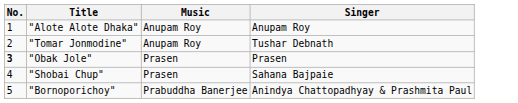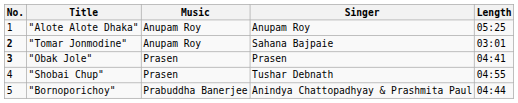+ column: (494, 12)
(10, 44) normal -> (10, 44) bold
(293, 44) Tushar Debnath -> (293, 44) Sahana Bajpaie
(293, 75) Sahana Bajpaie -> (293, 75) Tushar Debnath
